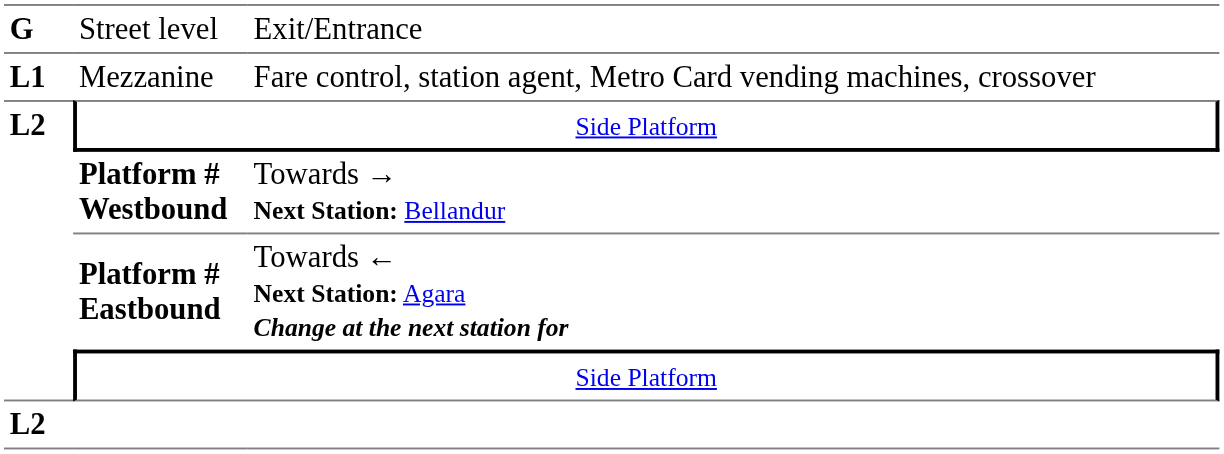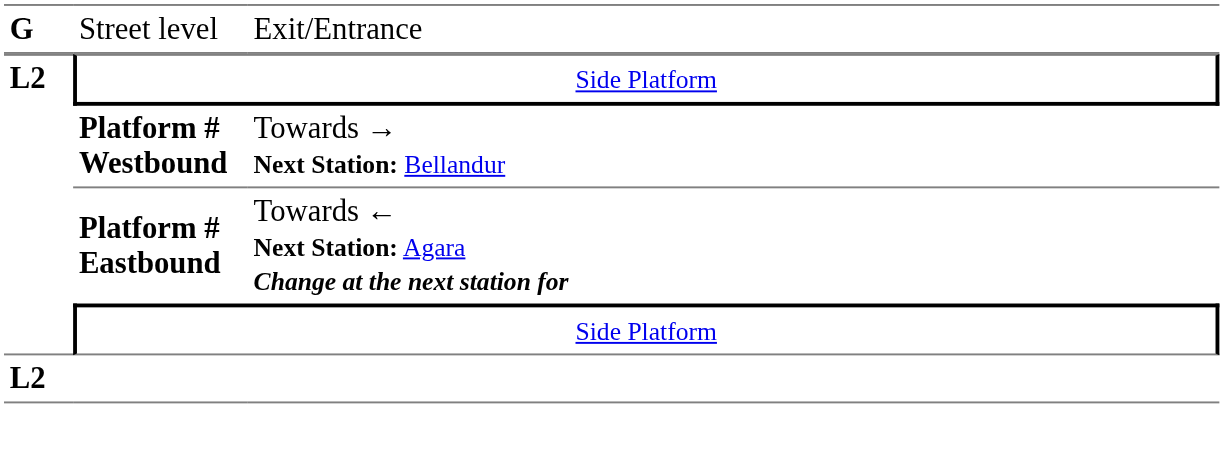- row: (146, 76)
